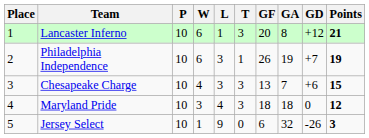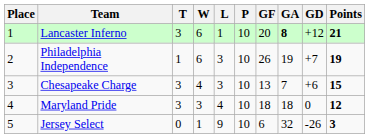columns swapped: (183, 14) <-> (245, 14)
(284, 33) normal -> (284, 33) bold
